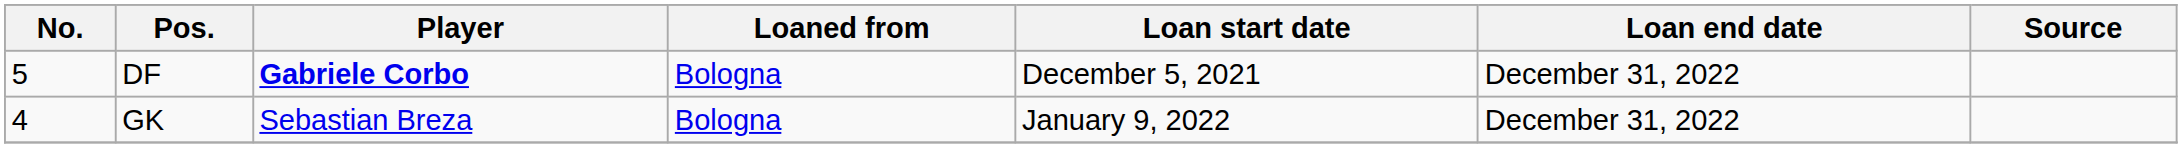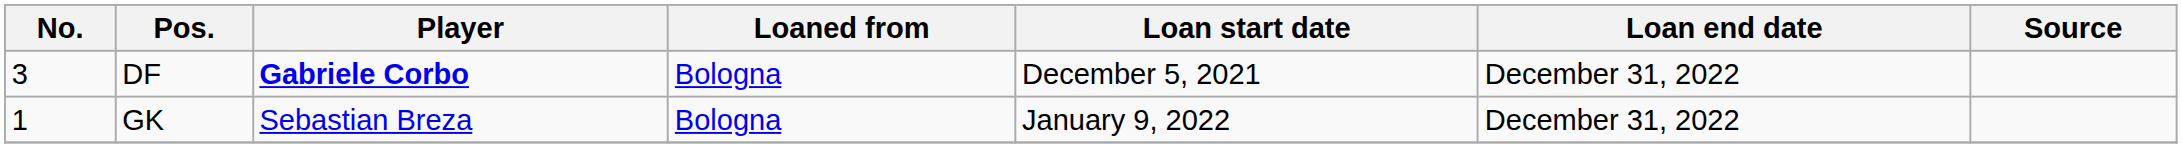(20, 74) 5 -> (20, 74) 3
(20, 120) 4 -> (20, 120) 1
